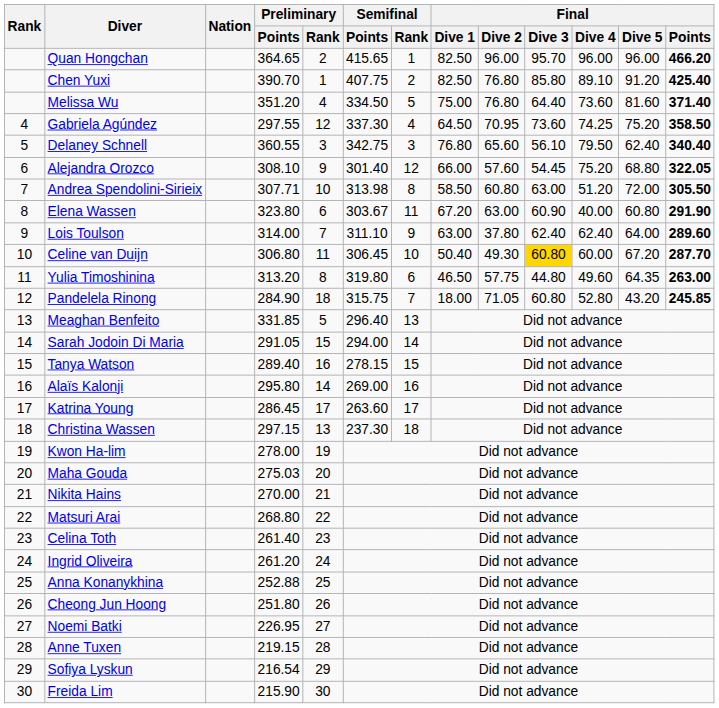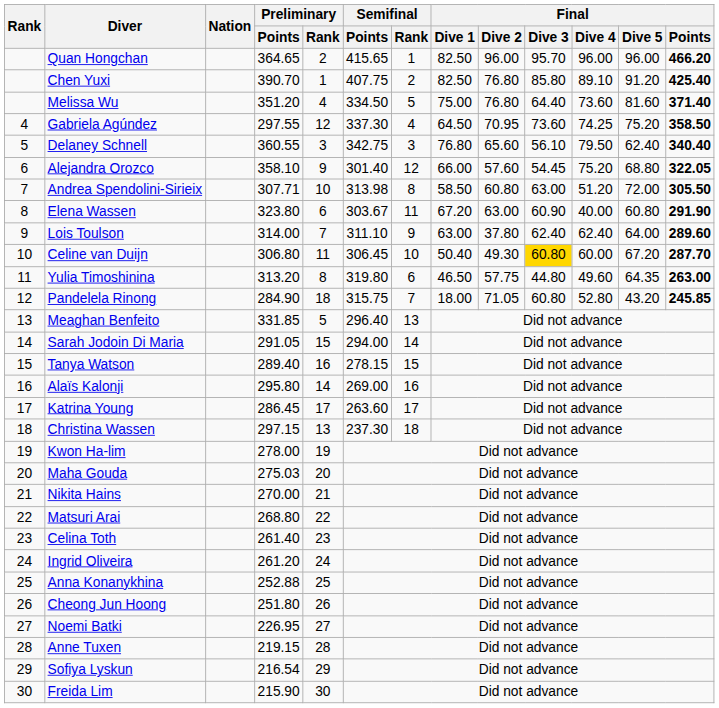(279, 168) 308.10 -> (279, 168) 358.10
